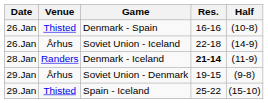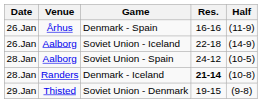(60, 28) Thisted -> (60, 28) Århus
(244, 28) (10-8) -> (242, 28) (11-9)
(60, 43) Århus -> (60, 43) Aalborg
+ row: (128, 59)
(244, 59) (11-9) -> (242, 75) (10-8)
(60, 75) Århus -> (60, 91) Thisted
- row: (116, 91)
